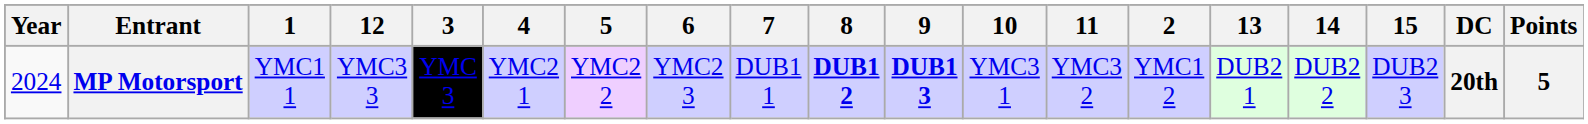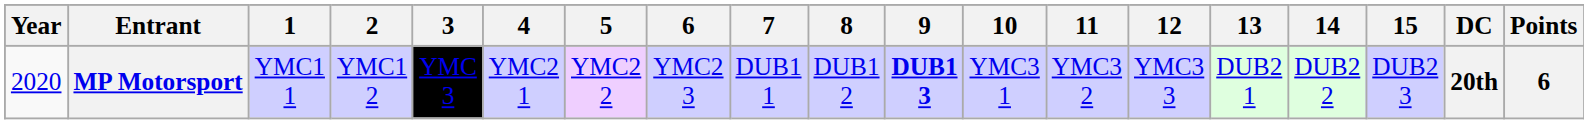columns swapped: (1169, 24) <-> (372, 24)
(36, 81) 2024 -> (36, 81) 2020
(847, 81) bold -> (847, 81) normal
(1544, 81) 5 -> (1544, 81) 6
